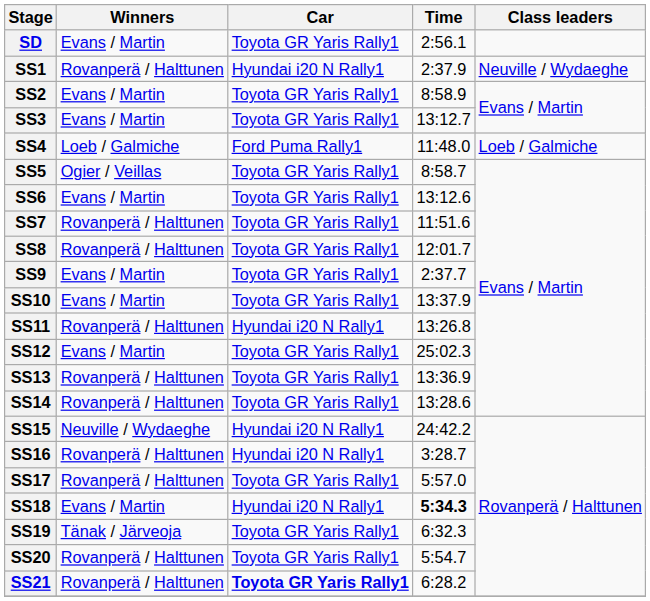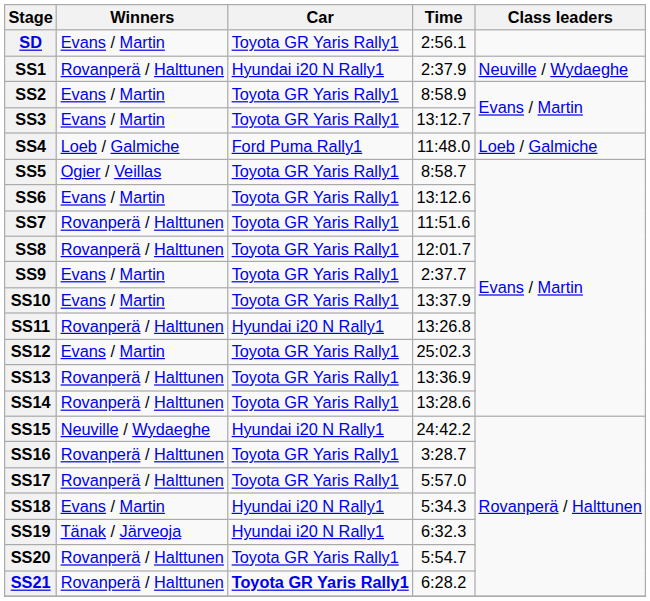(308, 454) Hyundai i20 N Rally1 -> (315, 454) Toyota GR Yaris Rally1
(444, 506) bold -> (444, 506) normal
(315, 532) Toyota GR Yaris Rally1 -> (308, 532) Hyundai i20 N Rally1
